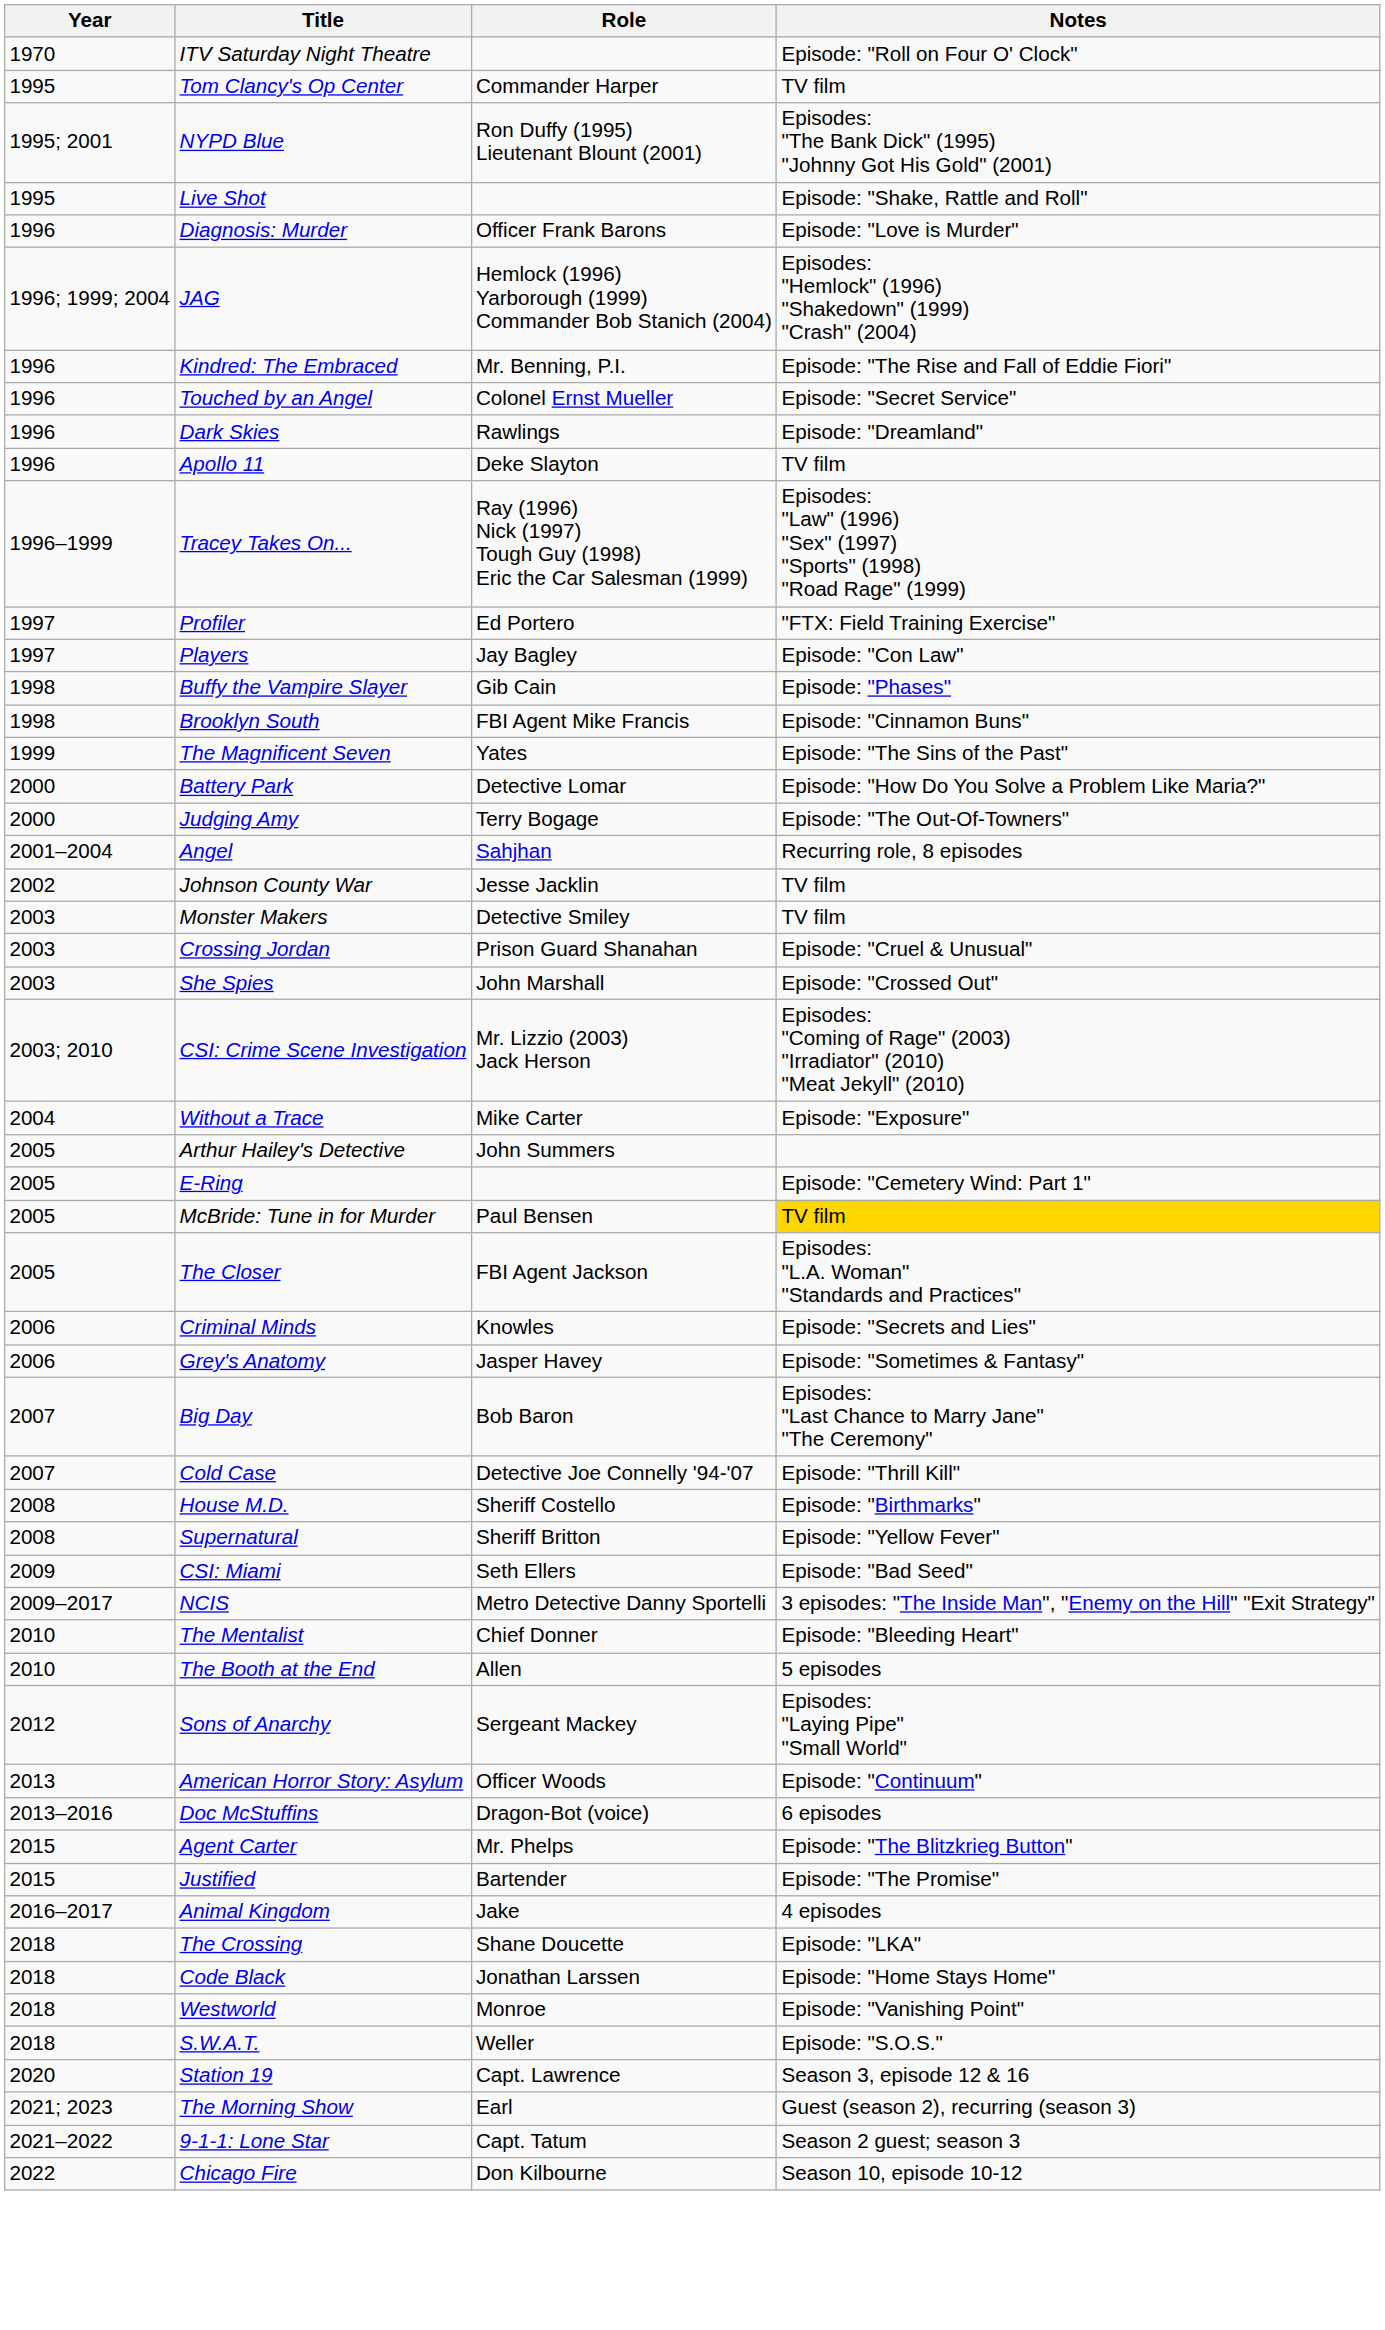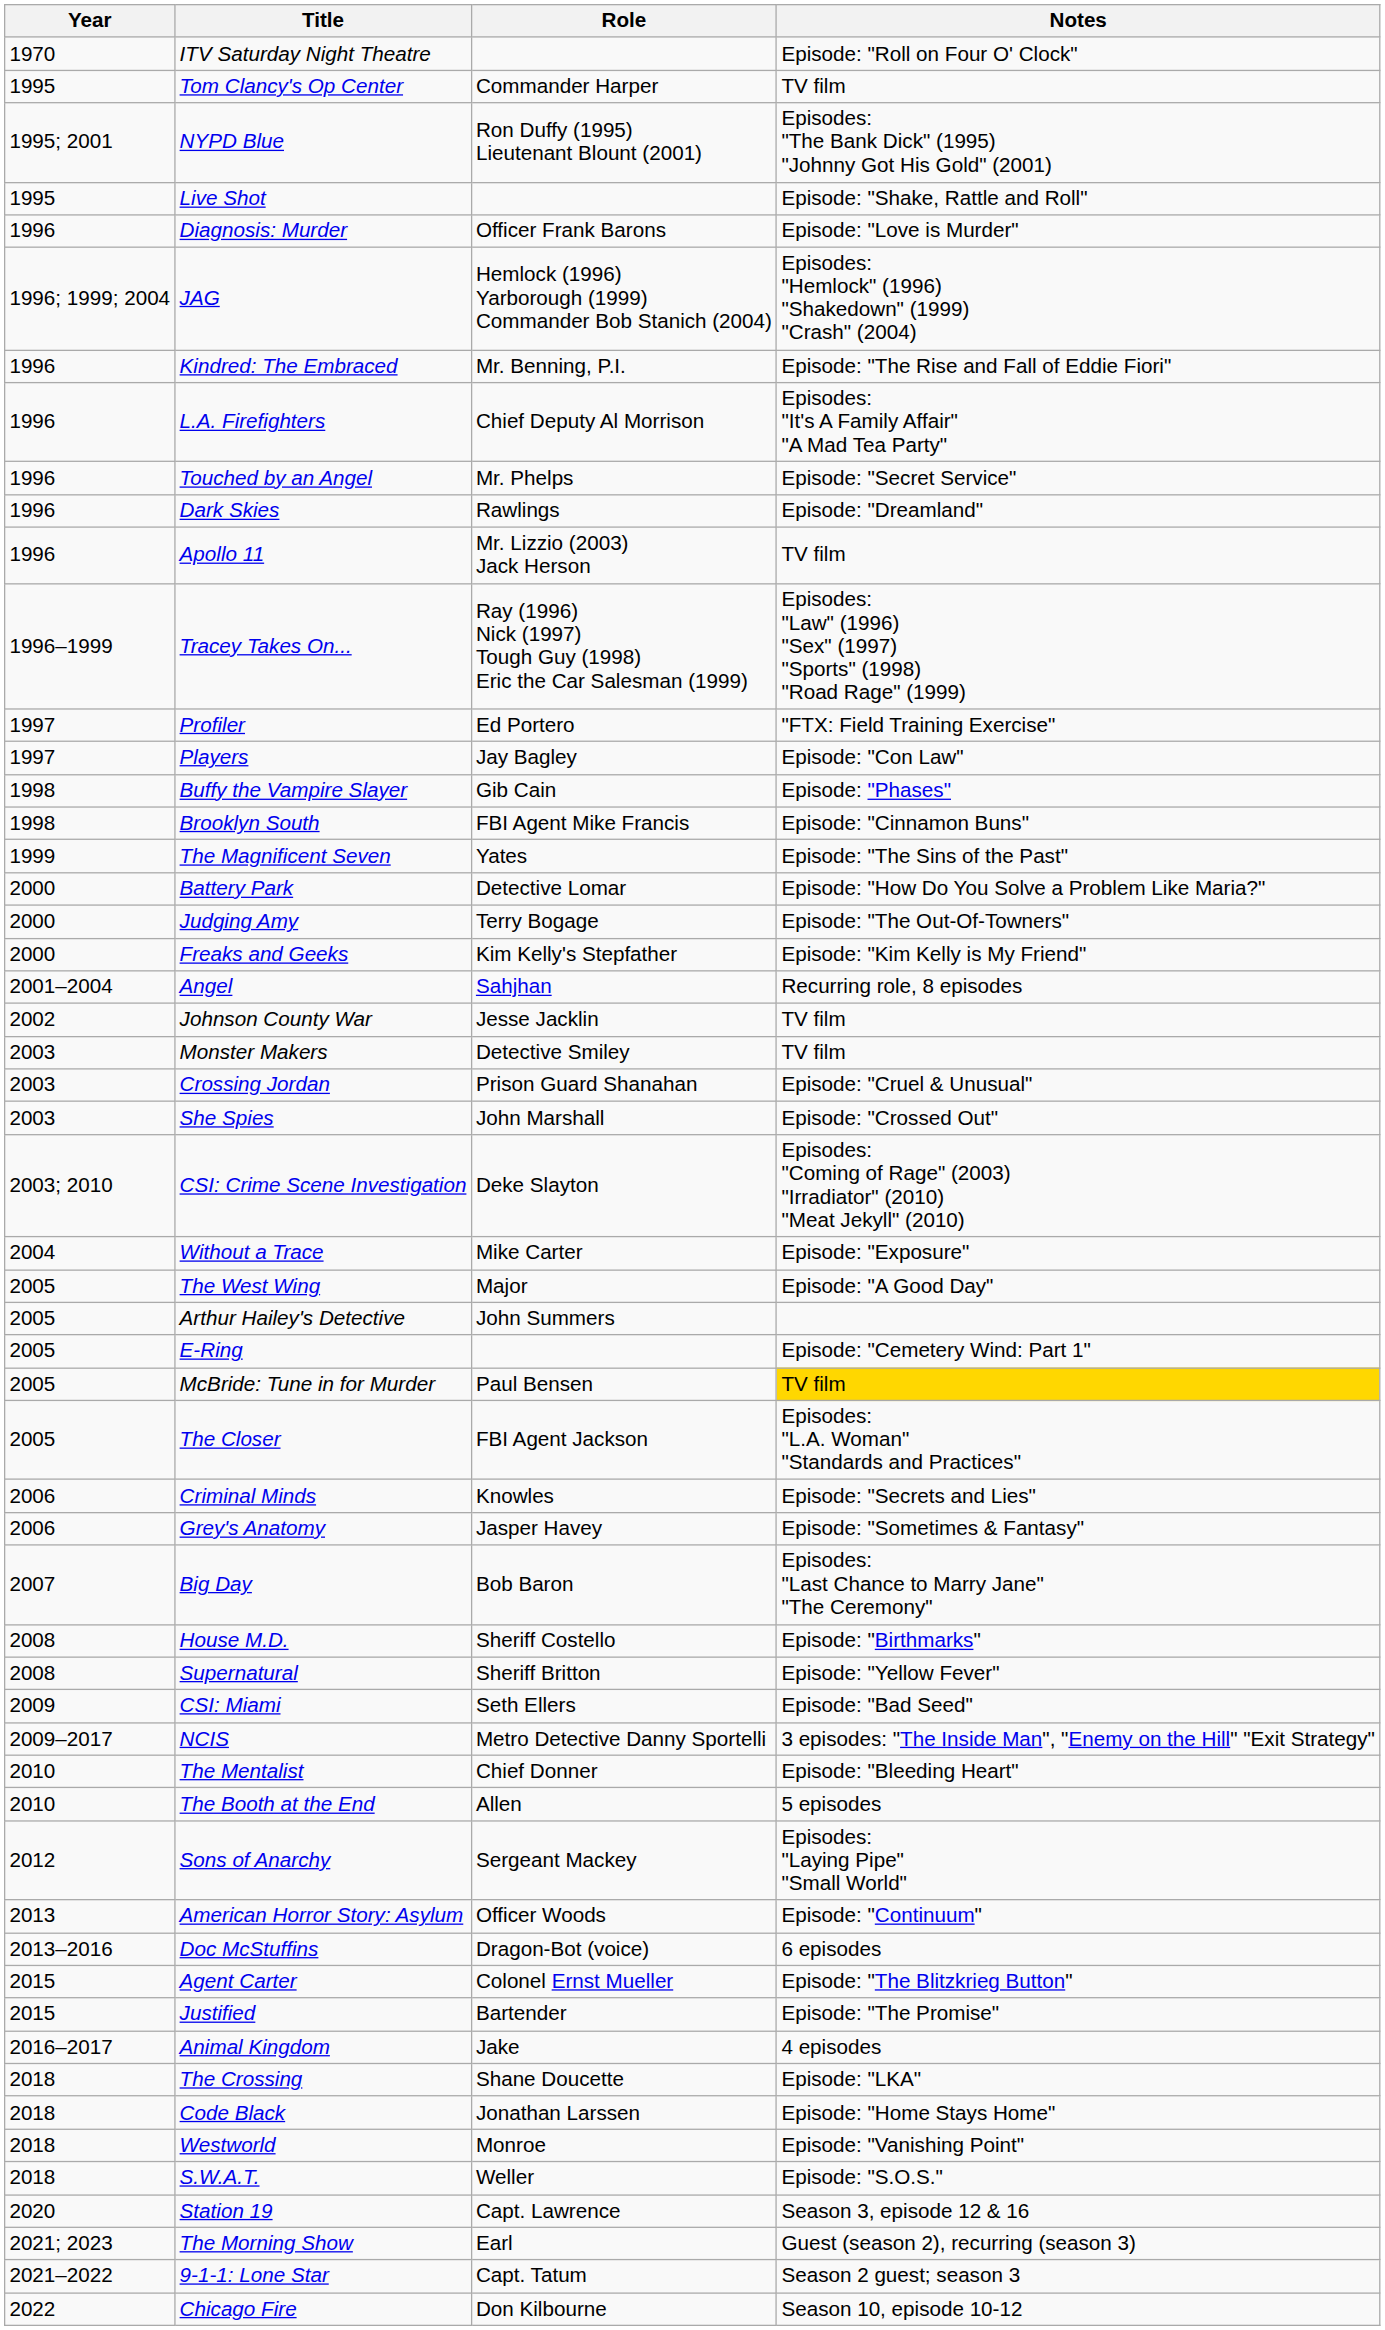+ row: (252, 422)
(575, 398) Colonel Ernst Mueller -> (525, 478) Mr. Phelps
(537, 464) Deke Slayton -> (552, 555) Mr. Lizzio (2003) Jack Herson
+ row: (264, 954)
(552, 1050) Mr. Lizzio (2003) Jack Herson -> (537, 1185) Deke Slayton
+ row: (250, 1285)
- row: (228, 1472)
(525, 1846) Mr. Phelps -> (575, 1981) Colonel Ernst Mueller
